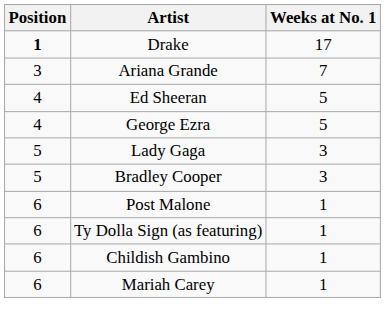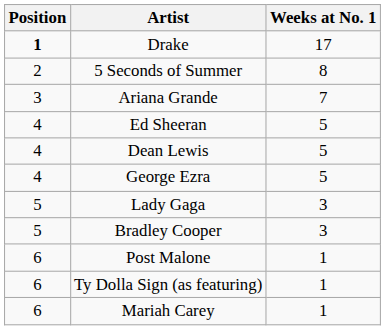+ row: (168, 71)
+ row: (168, 151)
- row: (168, 257)
